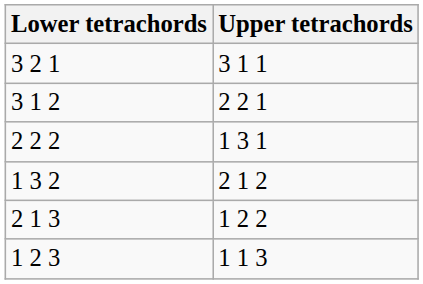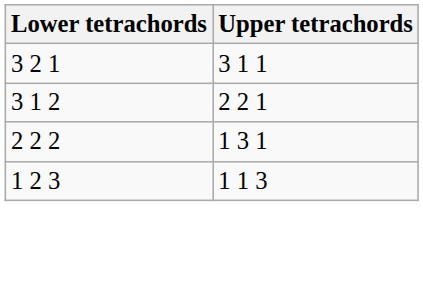- row: (36, 180)
- row: (36, 219)
